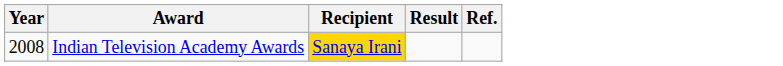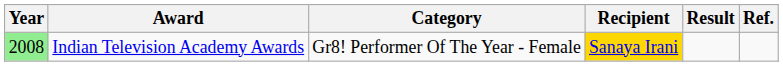+ column: (447, 18)
(26, 46) no background -> (26, 46) lightgreen background
